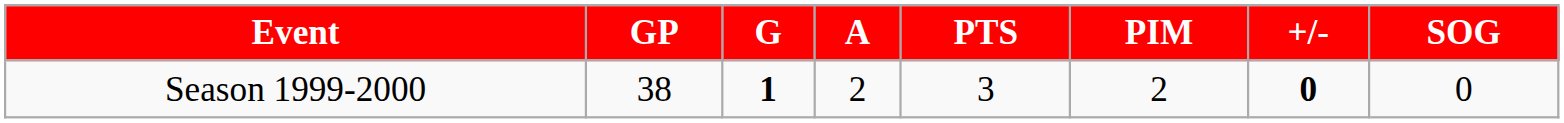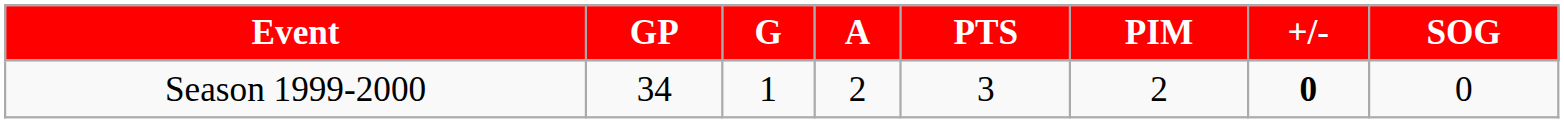(654, 88) 38 -> (654, 88) 34
(768, 88) bold -> (768, 88) normal
